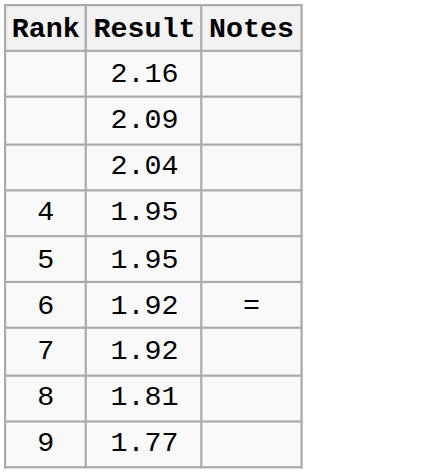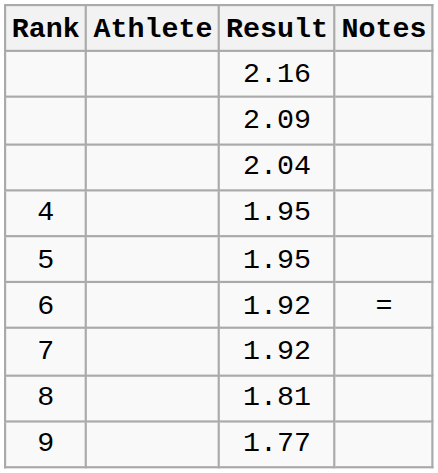+ column: (153, 28)
